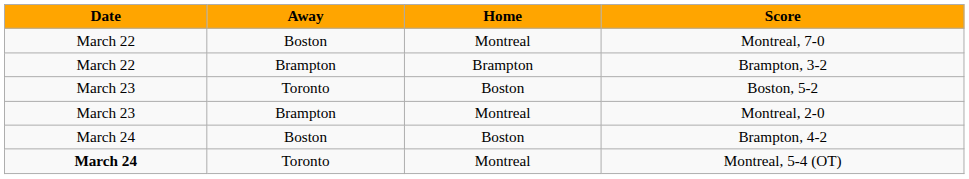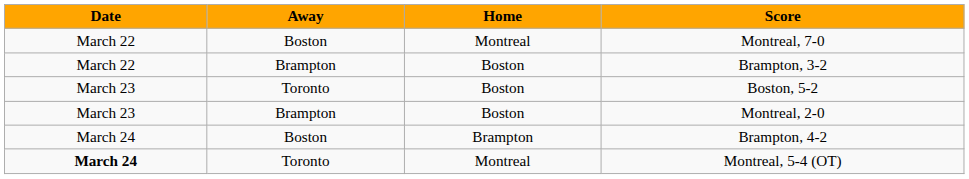(503, 64) Brampton -> (503, 64) Boston
(503, 112) Montreal -> (503, 112) Boston
(503, 137) Boston -> (503, 137) Brampton
